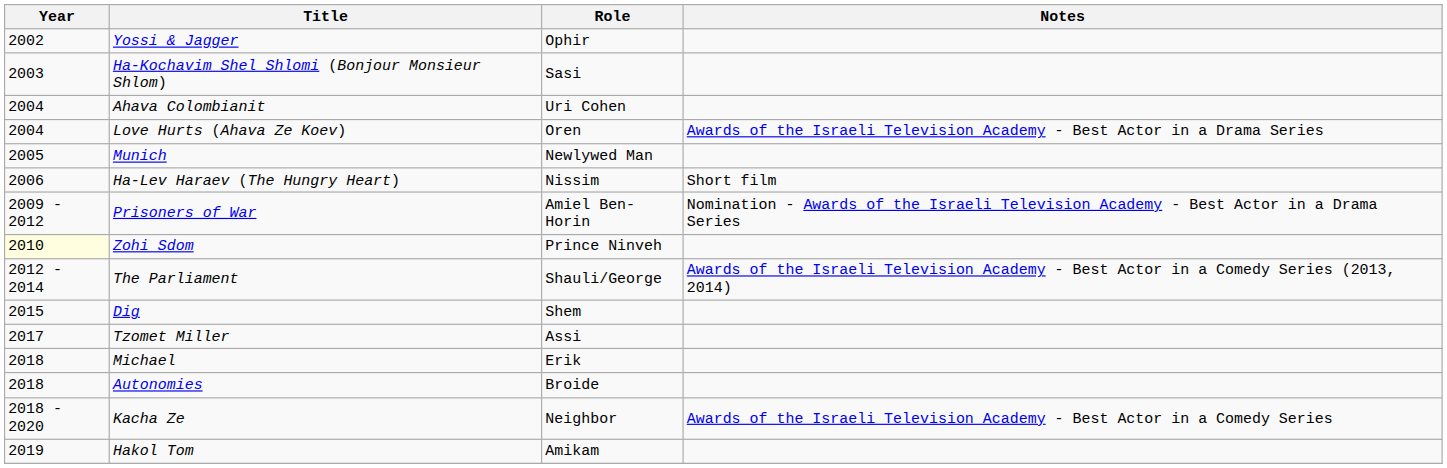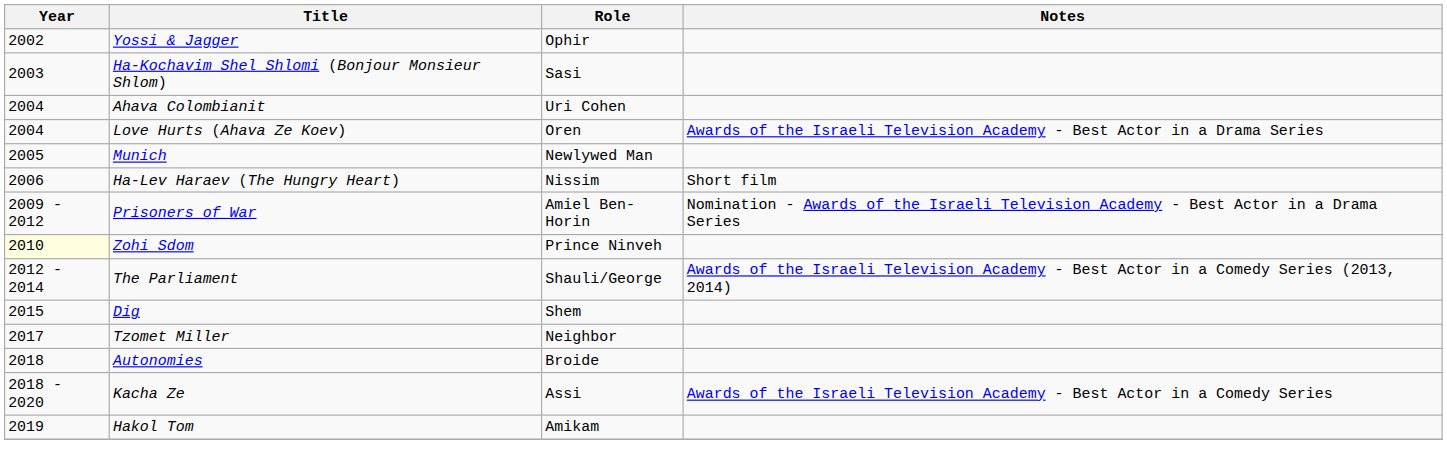(563, 337) Assi -> (581, 337) Neighbor
- row: (144, 361)
(581, 418) Neighbor -> (563, 394) Assi
